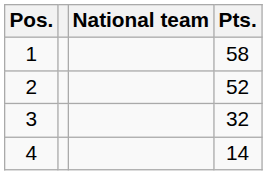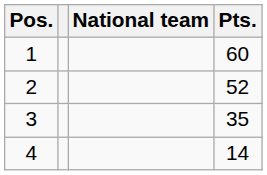(238, 53) 58 -> (238, 53) 60
(238, 119) 32 -> (238, 119) 35
